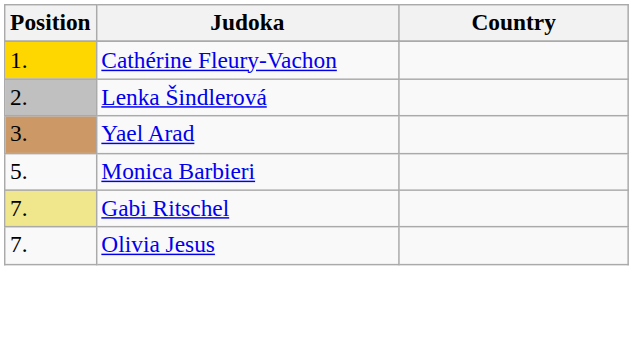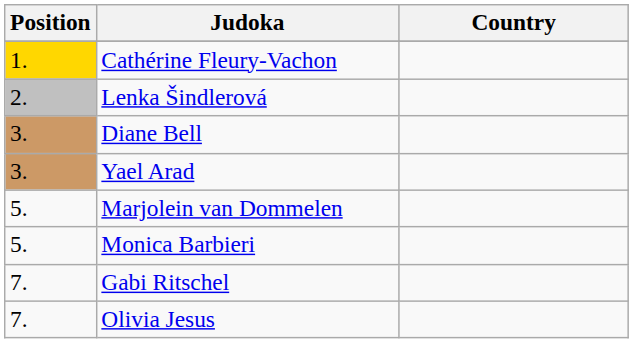+ row: (152, 134)
+ row: (222, 208)
(19, 208) khaki background -> (19, 282) no background
